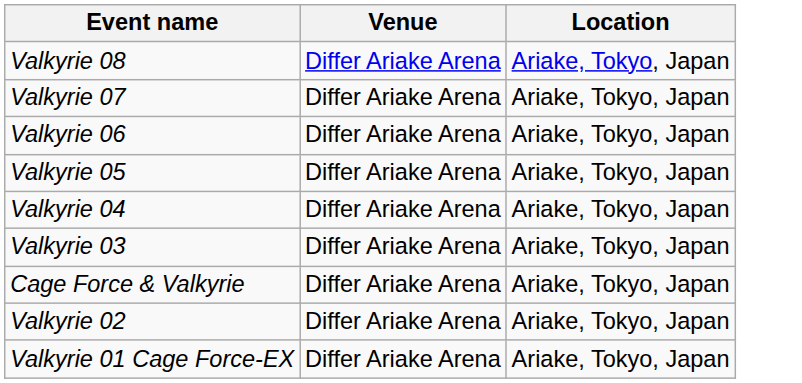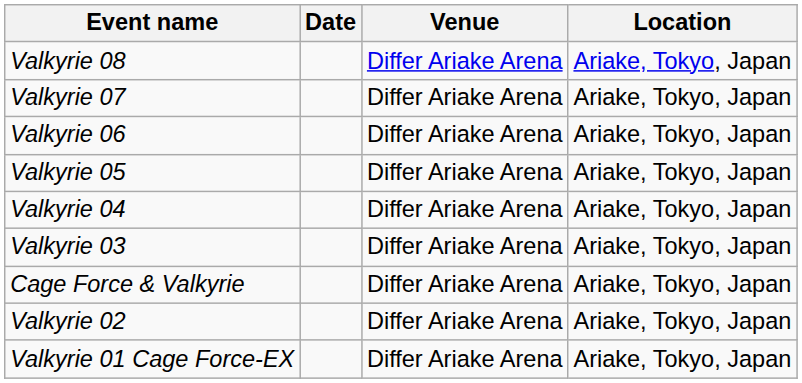+ column: (331, 23)
